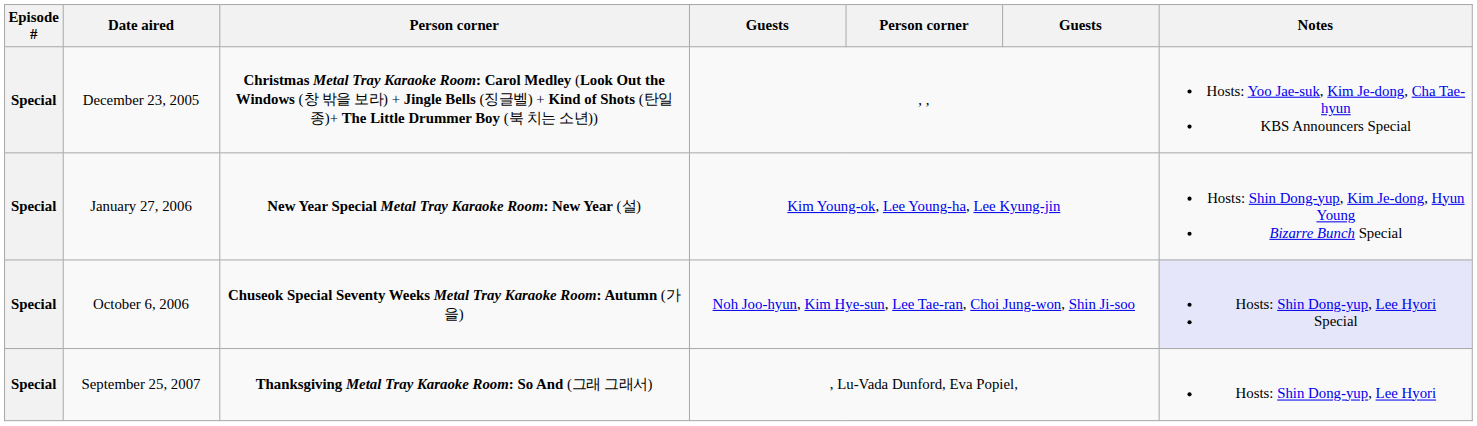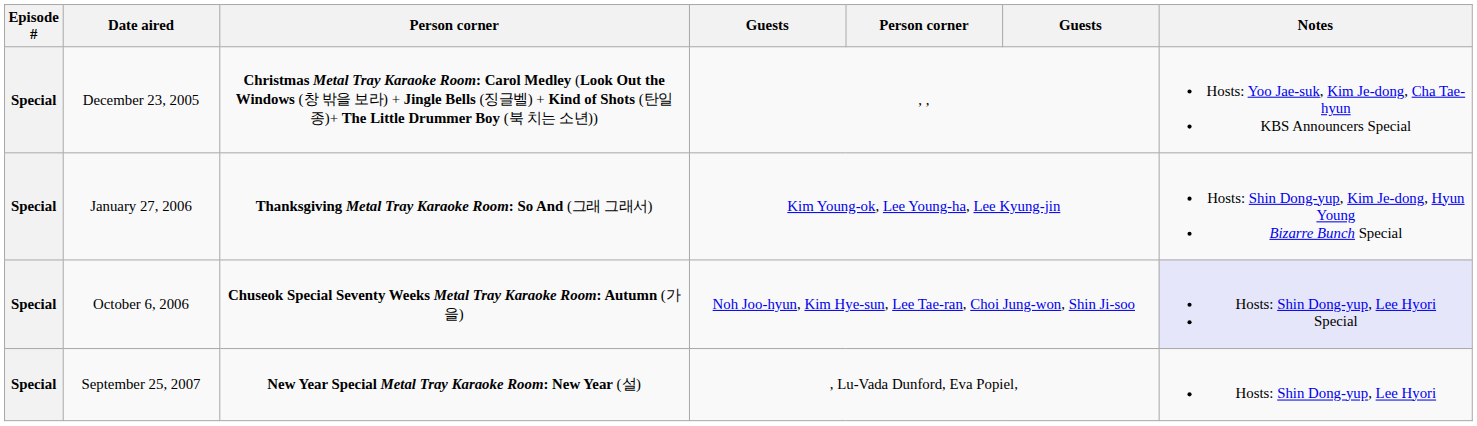(454, 206) New Year Special Metal Tray Karaoke Room: New Year (설) -> (454, 206) Thanksgiving Metal Tray Karaoke Room: So And (그래 그래서)
(454, 385) Thanksgiving Metal Tray Karaoke Room: So And (그래 그래서) -> (454, 385) New Year Special Metal Tray Karaoke Room: New Year (설)
